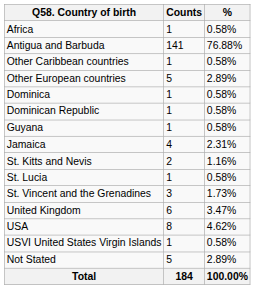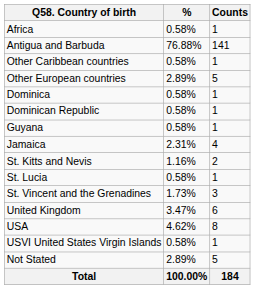columns swapped: (184, 12) <-> (227, 12)
